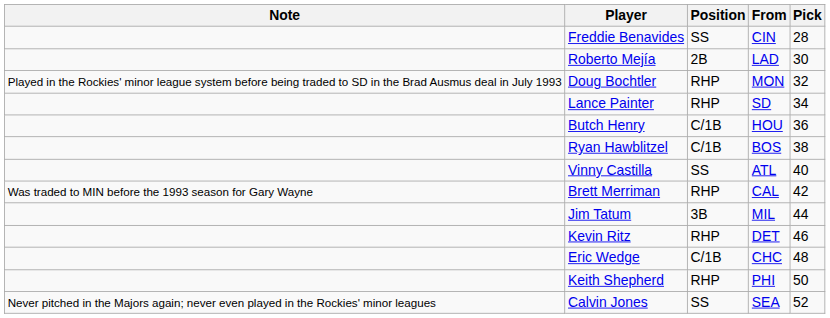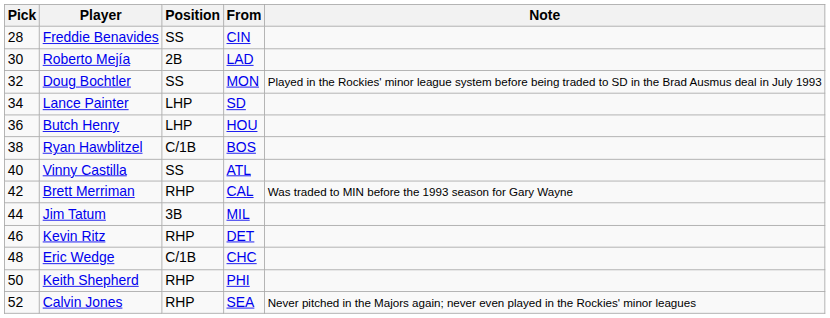columns swapped: (807, 15) <-> (285, 15)
(705, 81) RHP -> (174, 81) SS
(705, 103) RHP -> (179, 103) LHP
(706, 125) C/1B -> (179, 125) LHP
(700, 302) SS -> (180, 302) RHP
